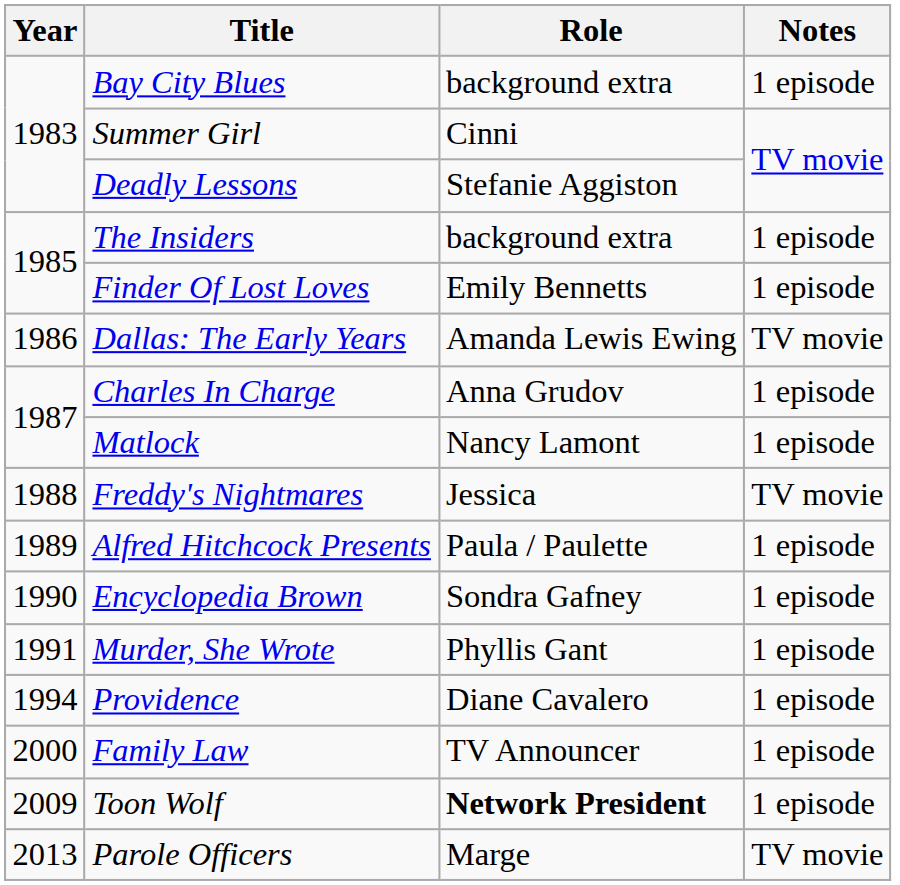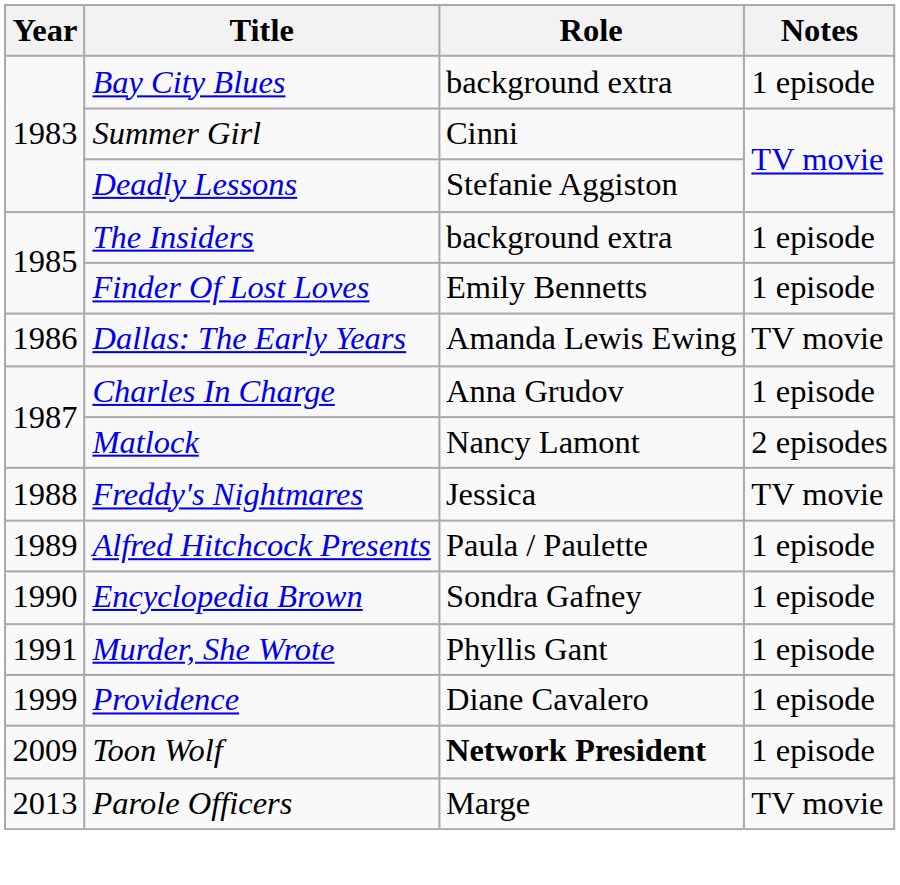(813, 442) 1 episode -> (819, 442) 2 episodes
(45, 699) 1994 -> (45, 699) 1999
- row: (170, 751)
